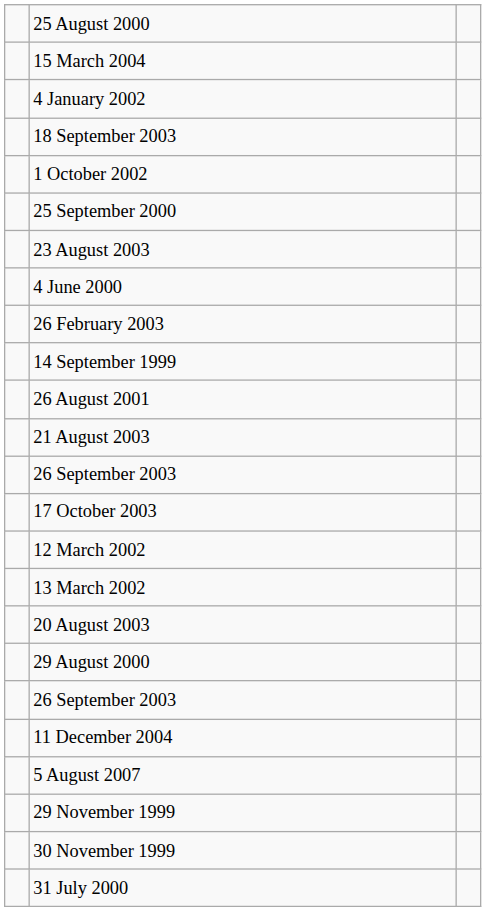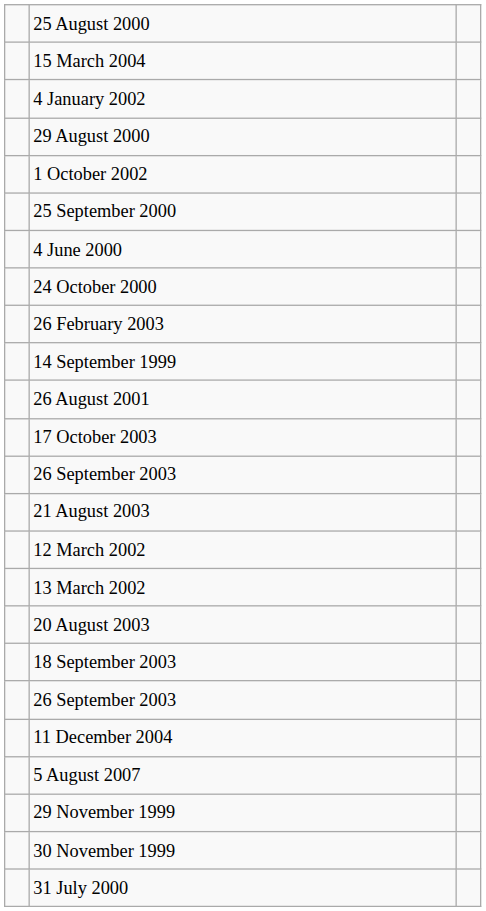rows swapped: (17, 663) <-> (17, 137)
- row: (17, 249)
+ row: (17, 287)
rows swapped: (17, 437) <-> (17, 512)
